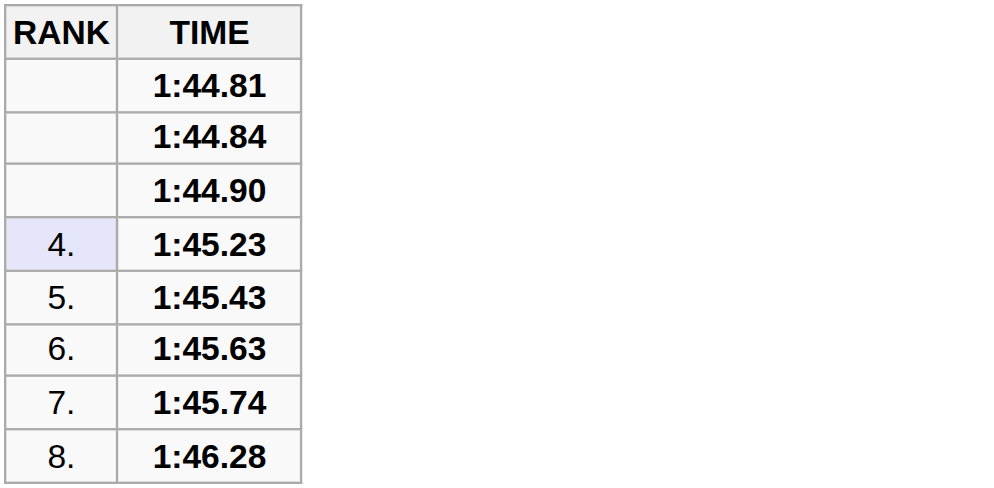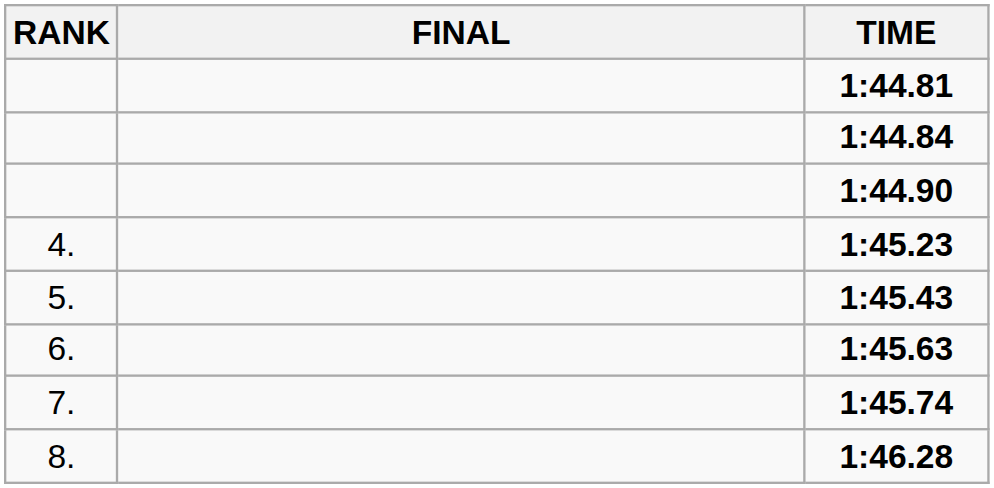+ column: (461, 32)
(61, 244) lavender background -> (61, 244) no background
